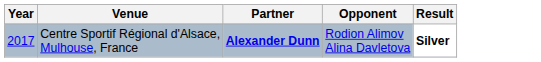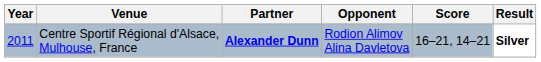+ column: (453, 14)
(21, 41) 2017 -> (20, 41) 2011
